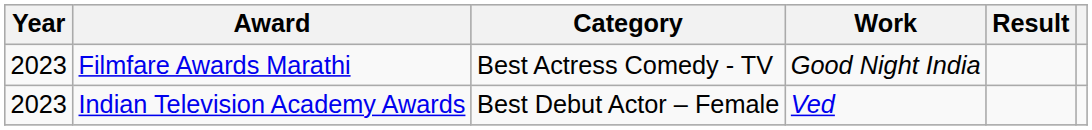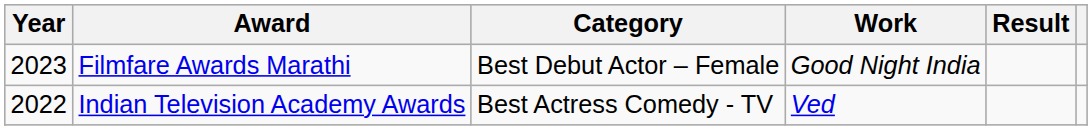(625, 64) Best Actress Comedy - TV -> (628, 64) Best Debut Actor – Female
(39, 104) 2023 -> (39, 104) 2022
(628, 104) Best Debut Actor – Female -> (625, 104) Best Actress Comedy - TV
